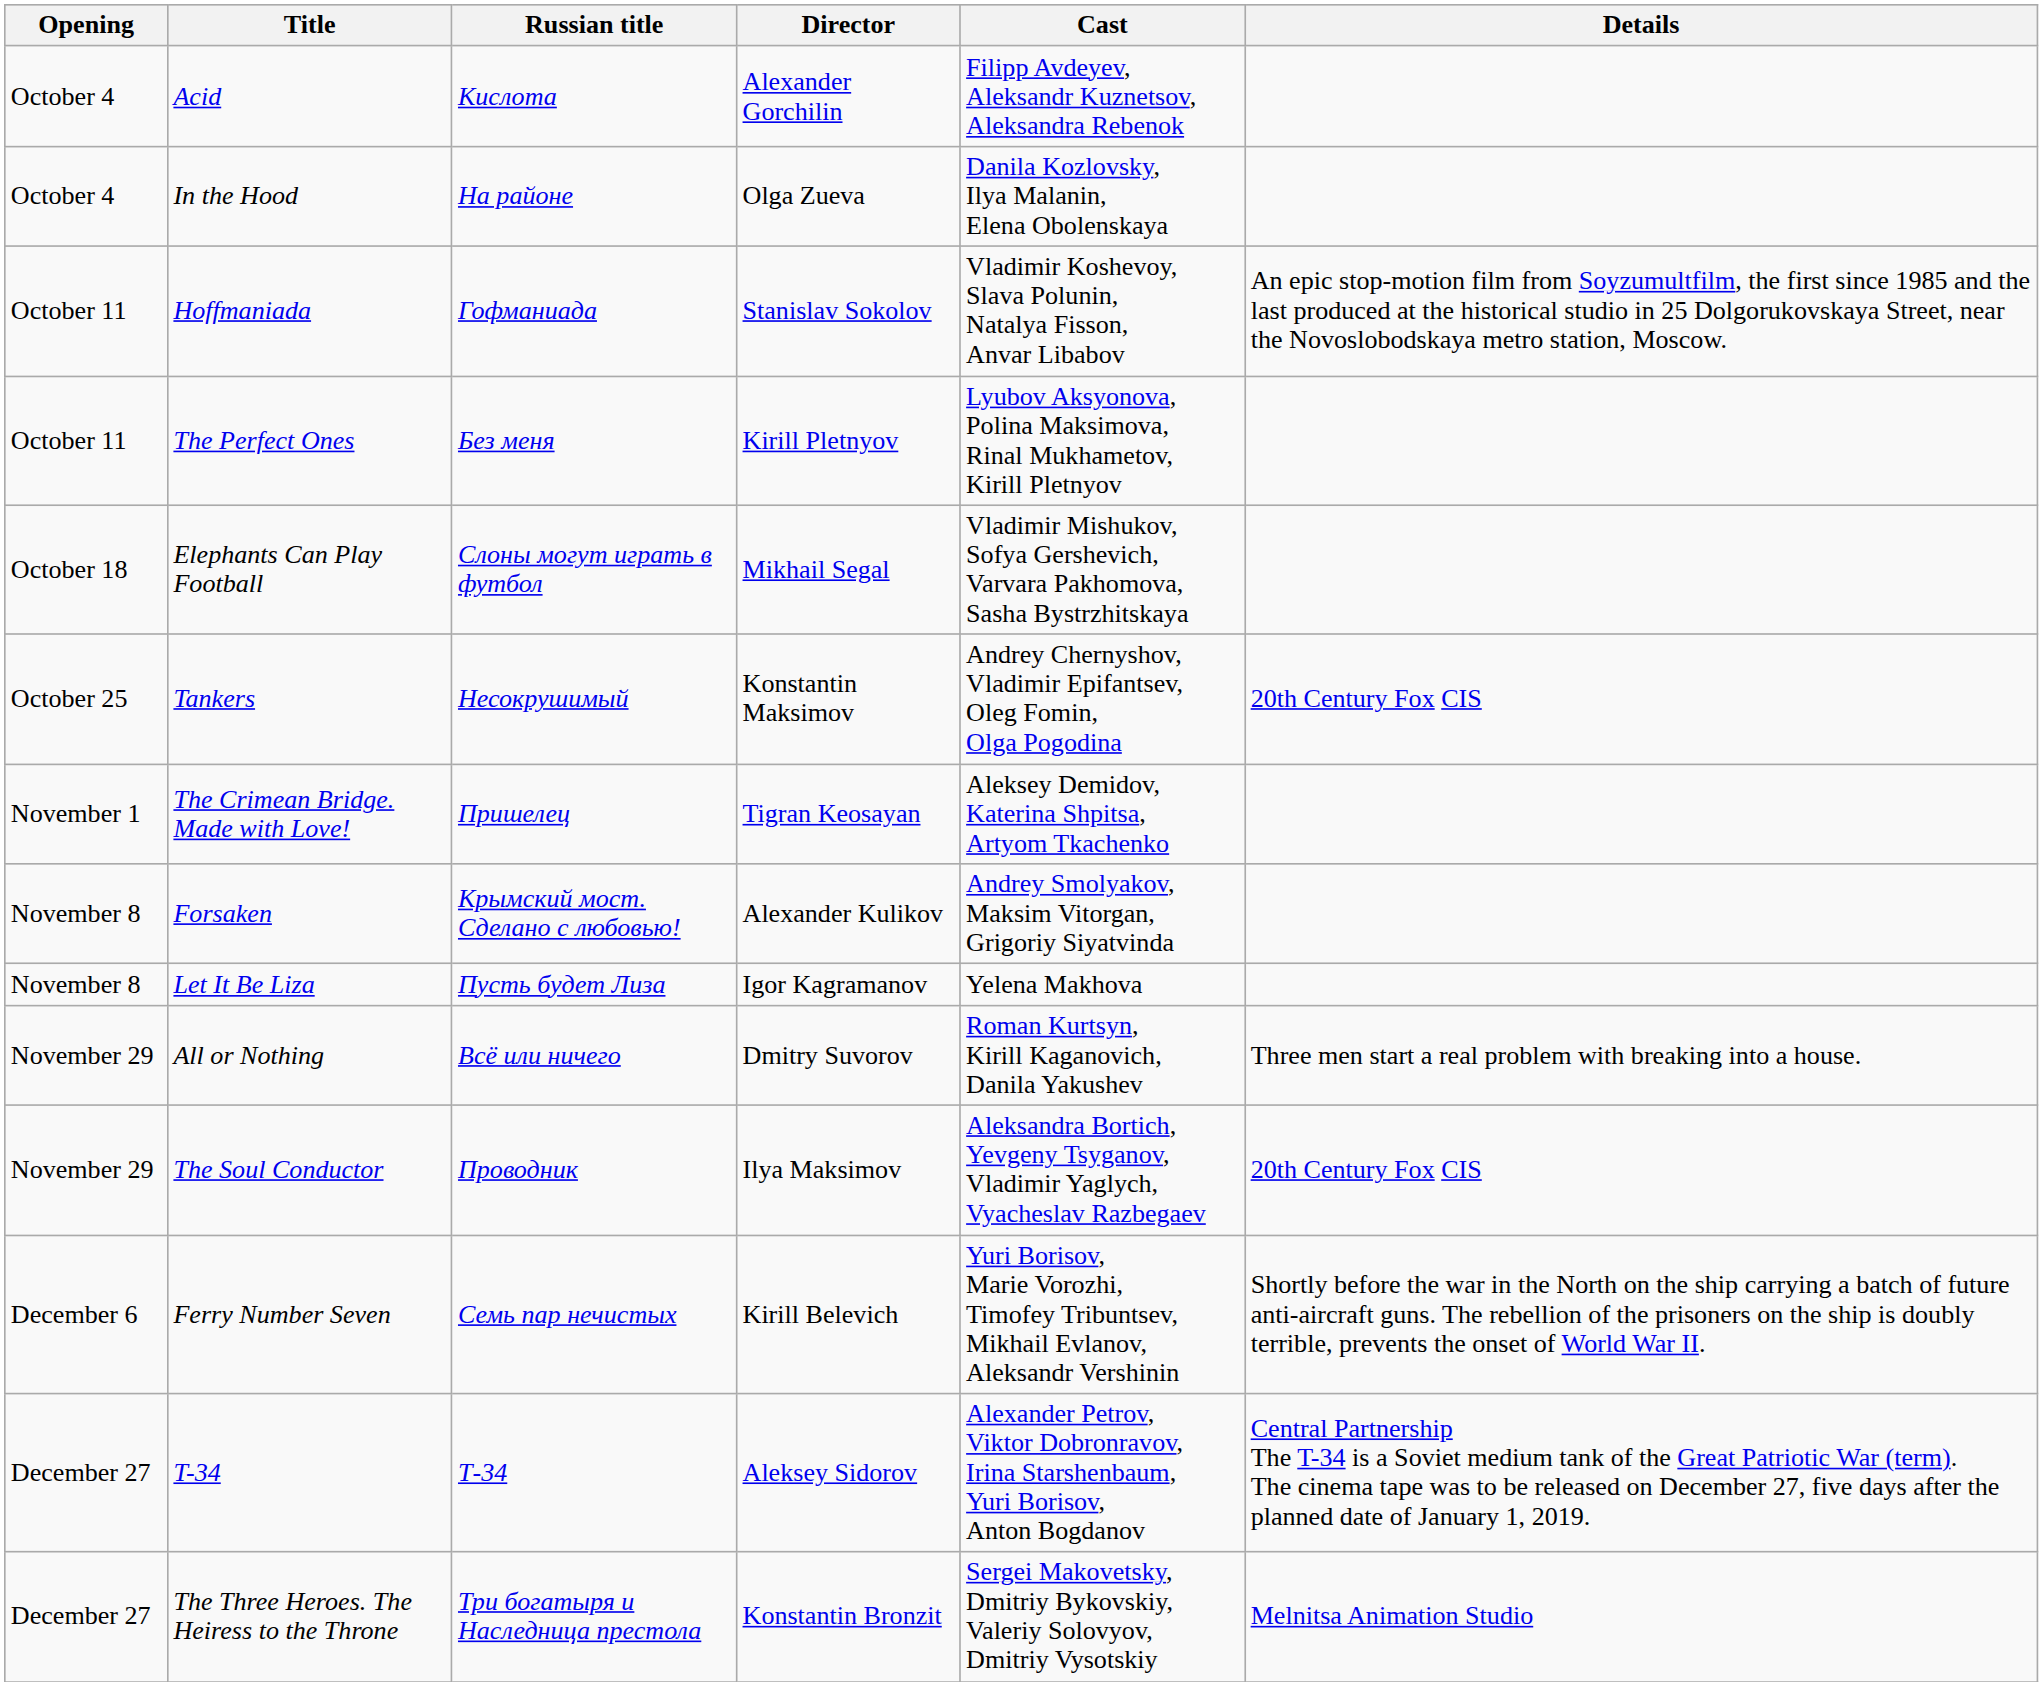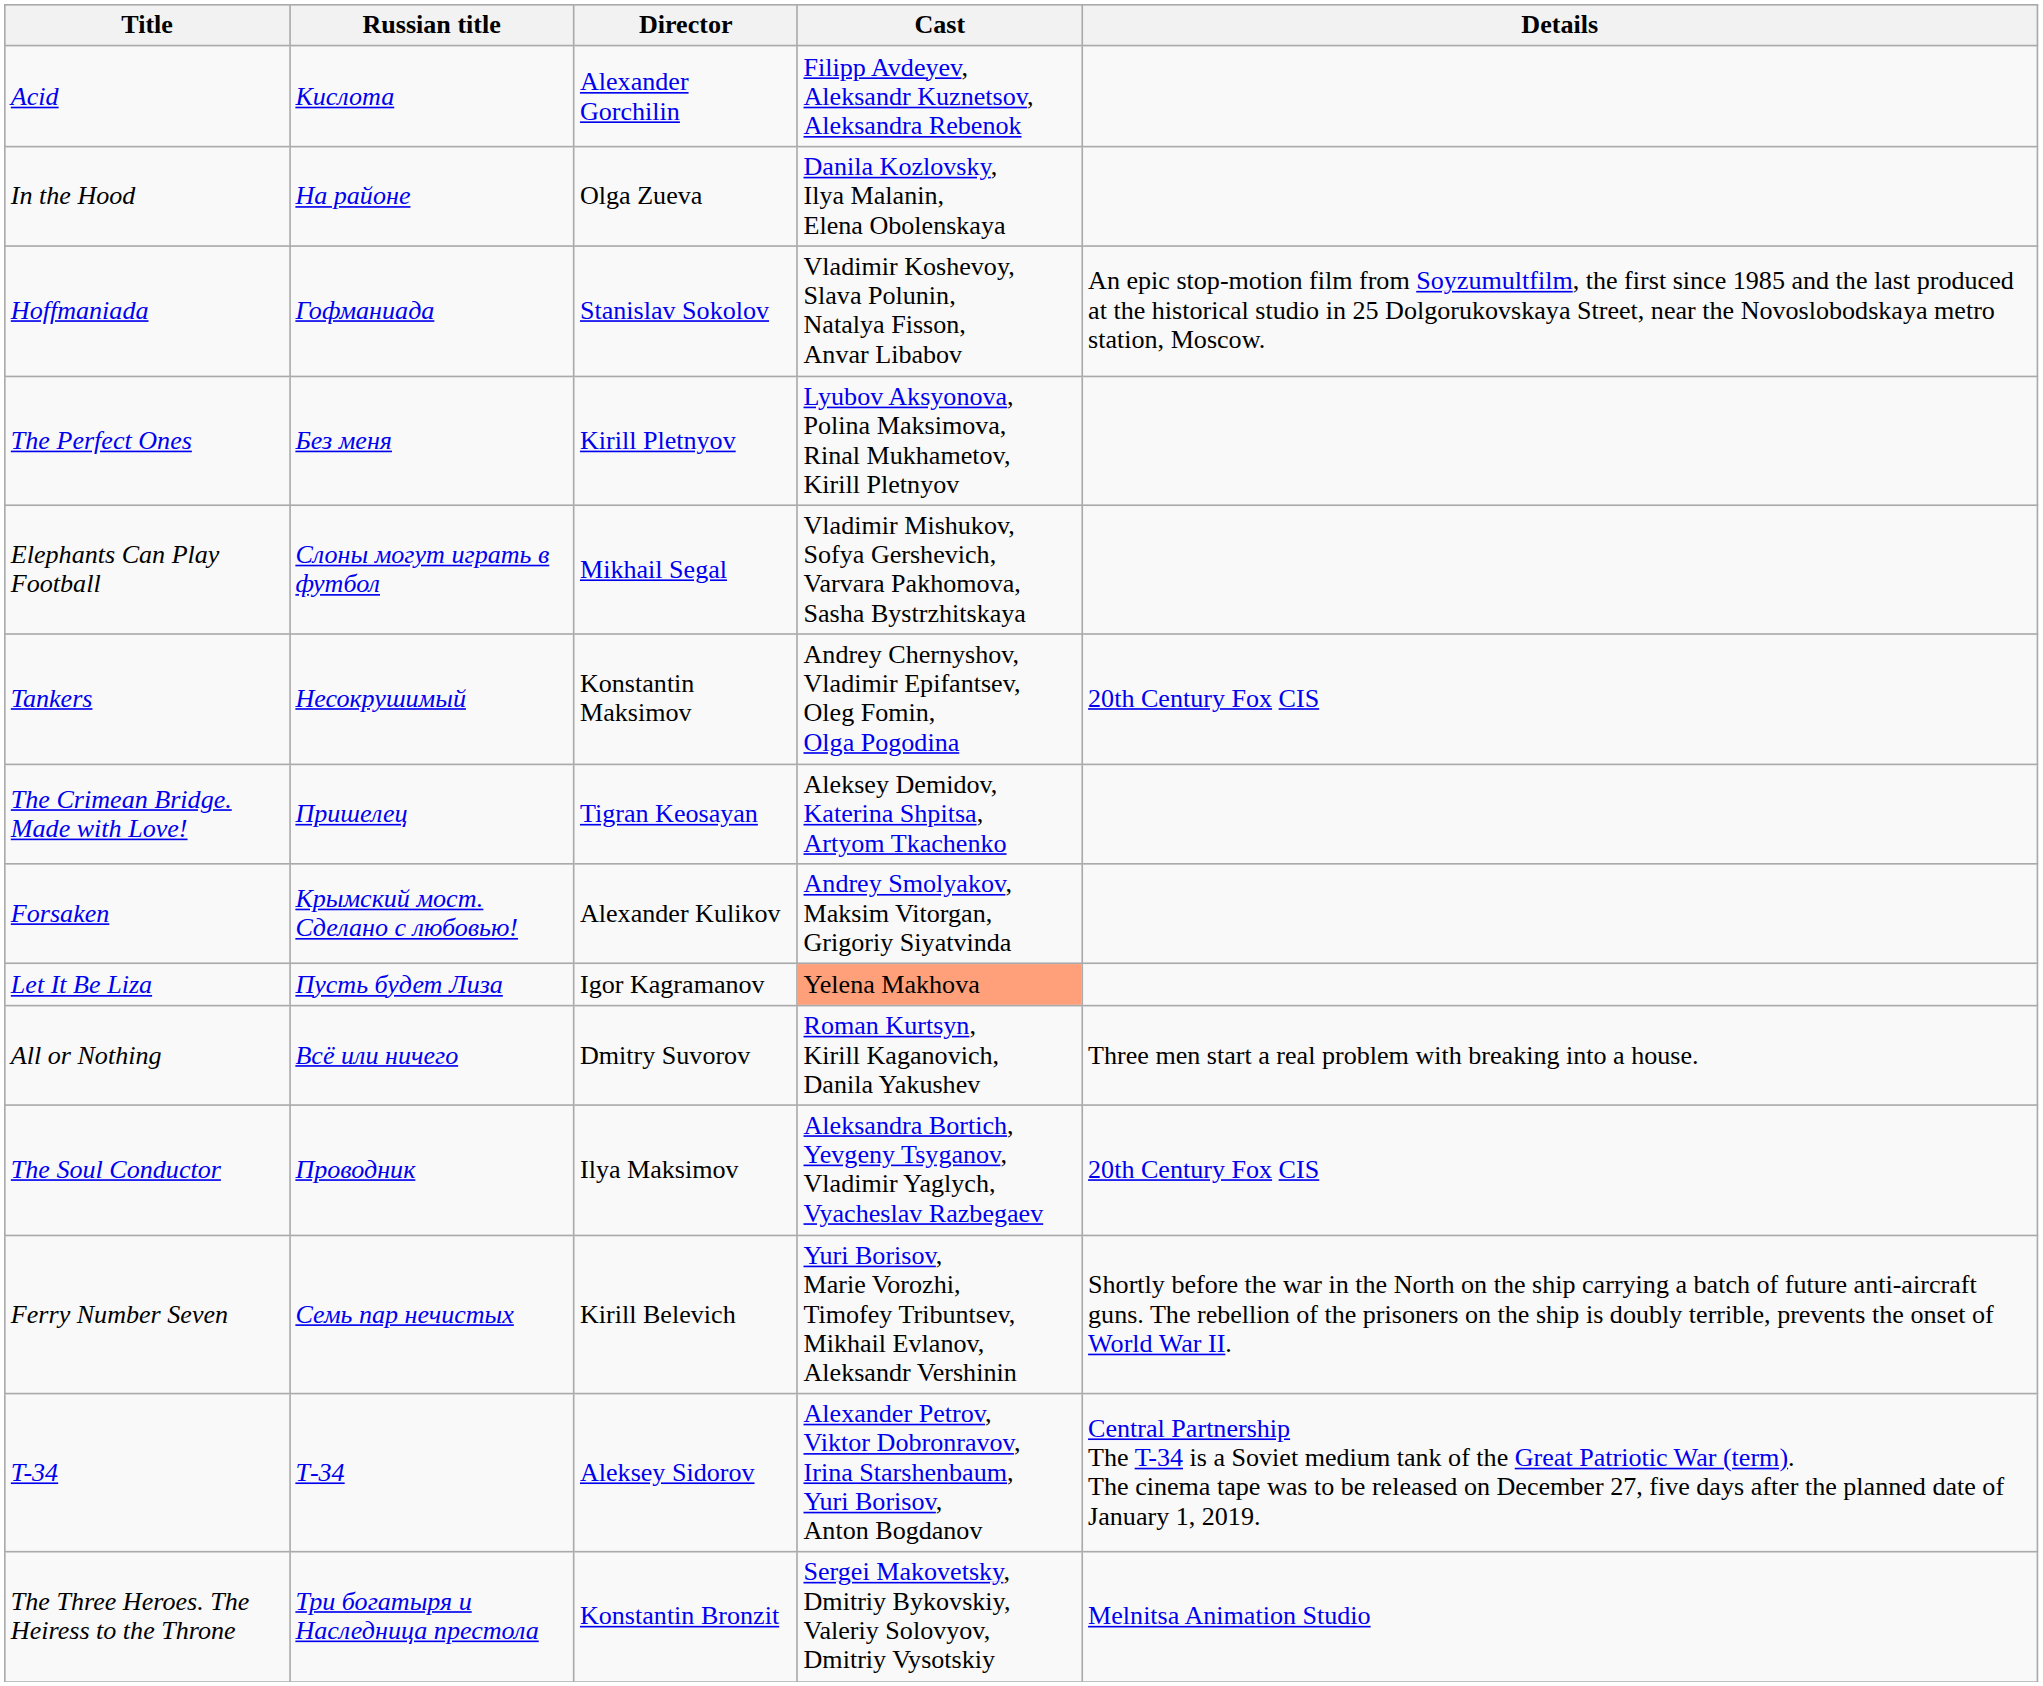- column: (86, 25)
(1054, 984) no background -> (892, 984) lightsalmon background
